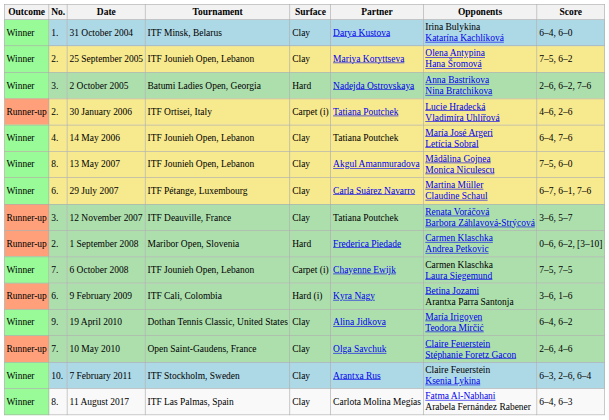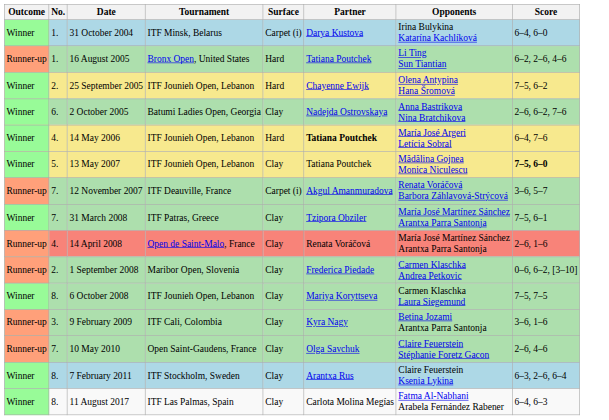(301, 32) Clay -> (284, 32) Carpet (i)
+ row: (99, 58)
(301, 58) Clay -> (275, 85) Hard
(369, 58) Mariya Koryttseva -> (338, 85) Chayenne Ewijk
(55, 85) 3. -> (55, 111) 6.
(302, 85) Hard -> (274, 111) Clay
- row: (101, 111)
(301, 137) Clay -> (275, 137) Hard
(366, 137) normal -> (342, 137) bold
(55, 164) 8. -> (55, 164) 5.
(376, 164) Akgul Amanmuradova -> (339, 164) Tatiana Poutchek
(556, 164) normal -> (531, 164) bold
- row: (94, 190)
(55, 216) 3. -> (55, 190) 7.
(301, 216) Clay -> (284, 190) Carpet (i)
(366, 216) Tatiana Poutchek -> (349, 190) Akgul Amanmuradova
+ row: (98, 216)
+ row: (96, 243)
(302, 243) Hard -> (274, 269) Clay
(55, 269) 7. -> (55, 295) 8.
(310, 269) Carpet (i) -> (274, 295) Clay
(365, 269) Chayenne Ewijk -> (342, 295) Mariya Koryttseva
(55, 295) 6. -> (55, 322) 3.
(307, 295) Hard (i) -> (274, 322) Clay
- row: (96, 322)
(57, 375) 10. -> (55, 375) 8.
